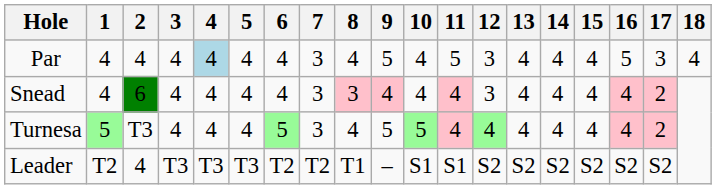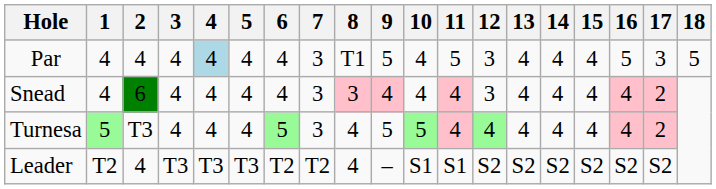(353, 58) 4 -> (353, 58) T1
(694, 58) 4 -> (694, 58) 5
(353, 165) T1 -> (353, 165) 4
